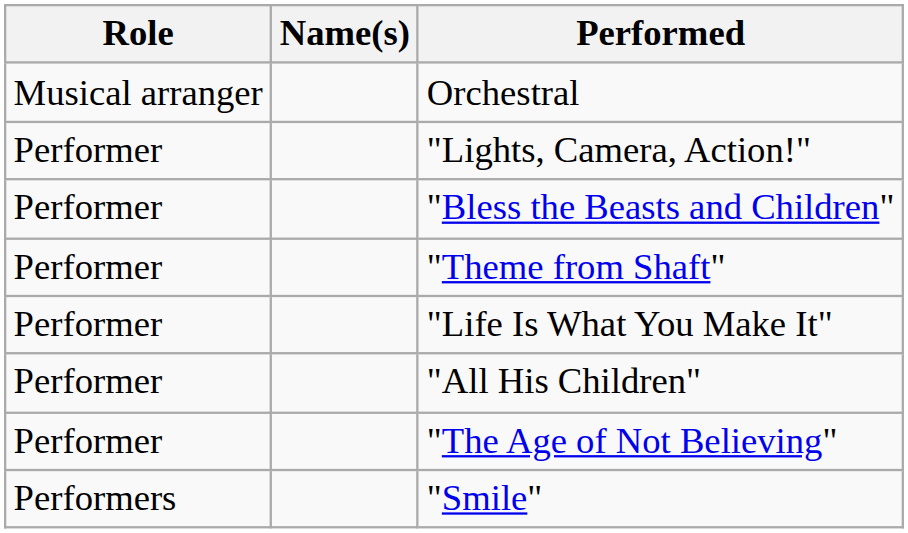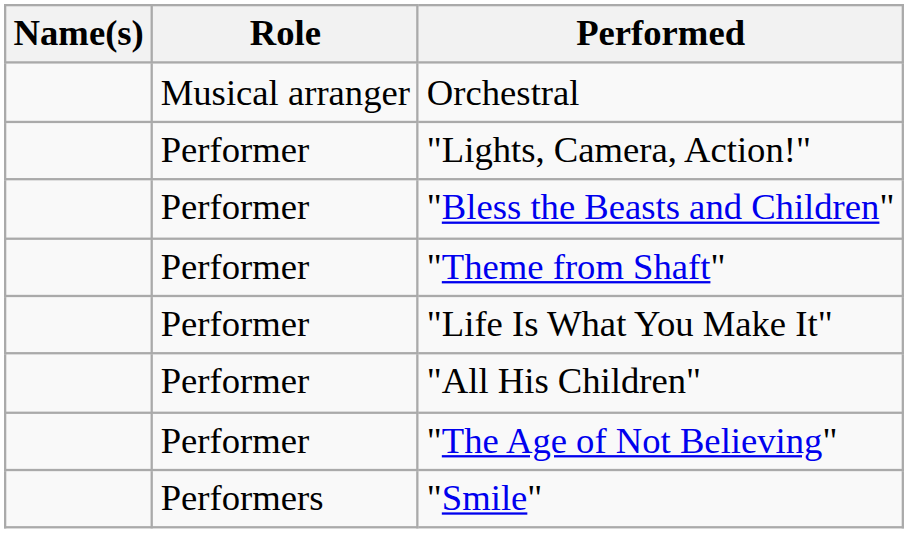columns swapped: (345, 33) <-> (138, 33)
